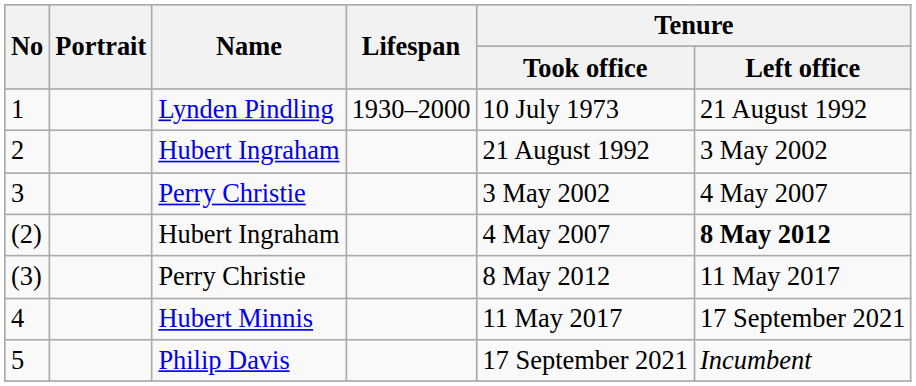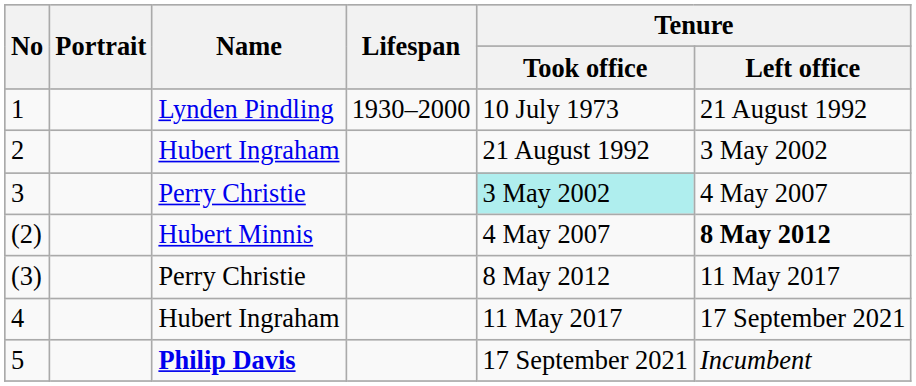(546, 192) no background -> (546, 192) paleturquoise background
(249, 234) Hubert Ingraham -> (236, 234) Hubert Minnis
(236, 318) Hubert Minnis -> (249, 318) Hubert Ingraham
(224, 360) normal -> (227, 360) bold
